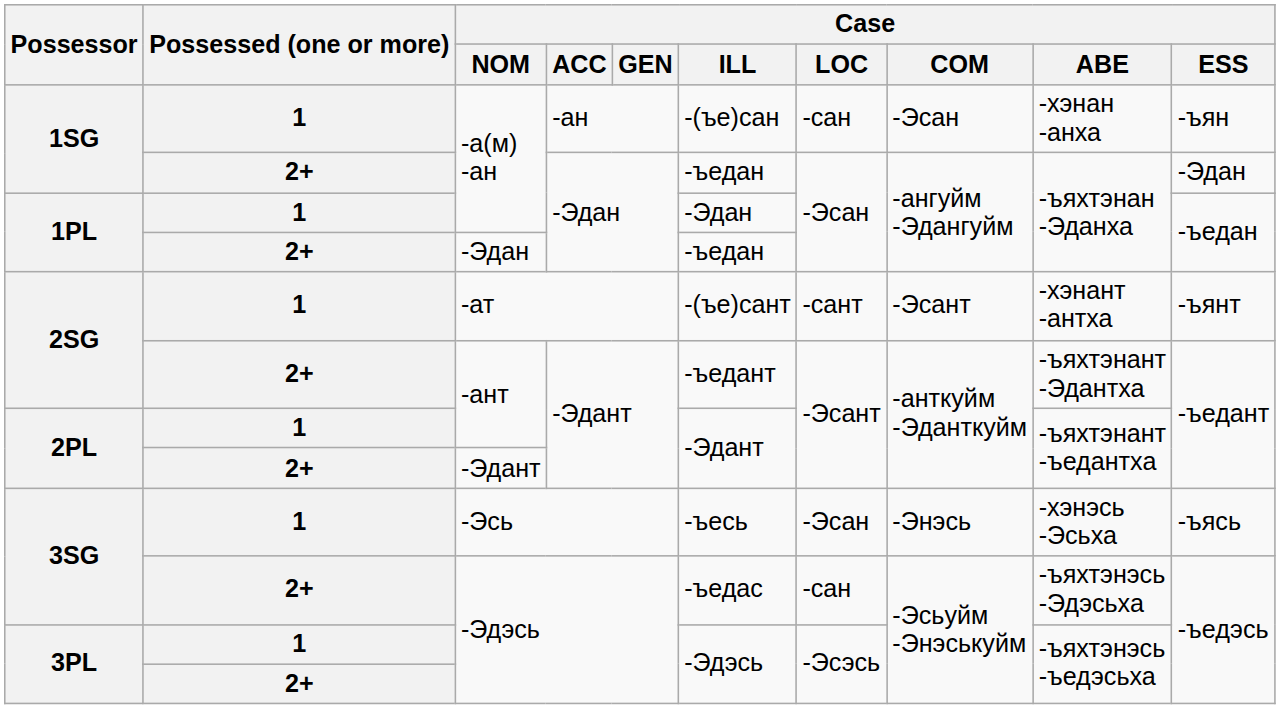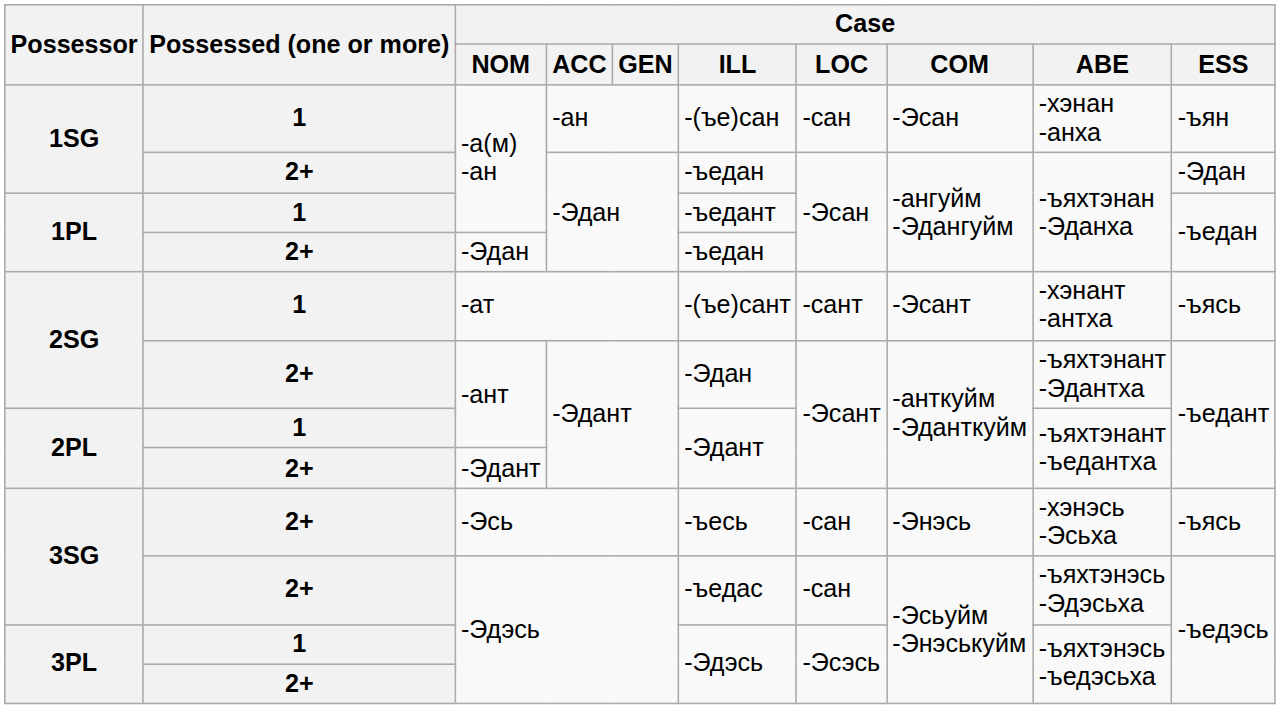(718, 212) -Эдан -> (730, 212) -ъедант
(1209, 305) -ъянт -> (1209, 305) -ъясь
(730, 373) -ъедант -> (718, 373) -Эдан
(299, 521) 1 -> (299, 521) 2+
(836, 521) -Эсан -> (827, 521) -сан
